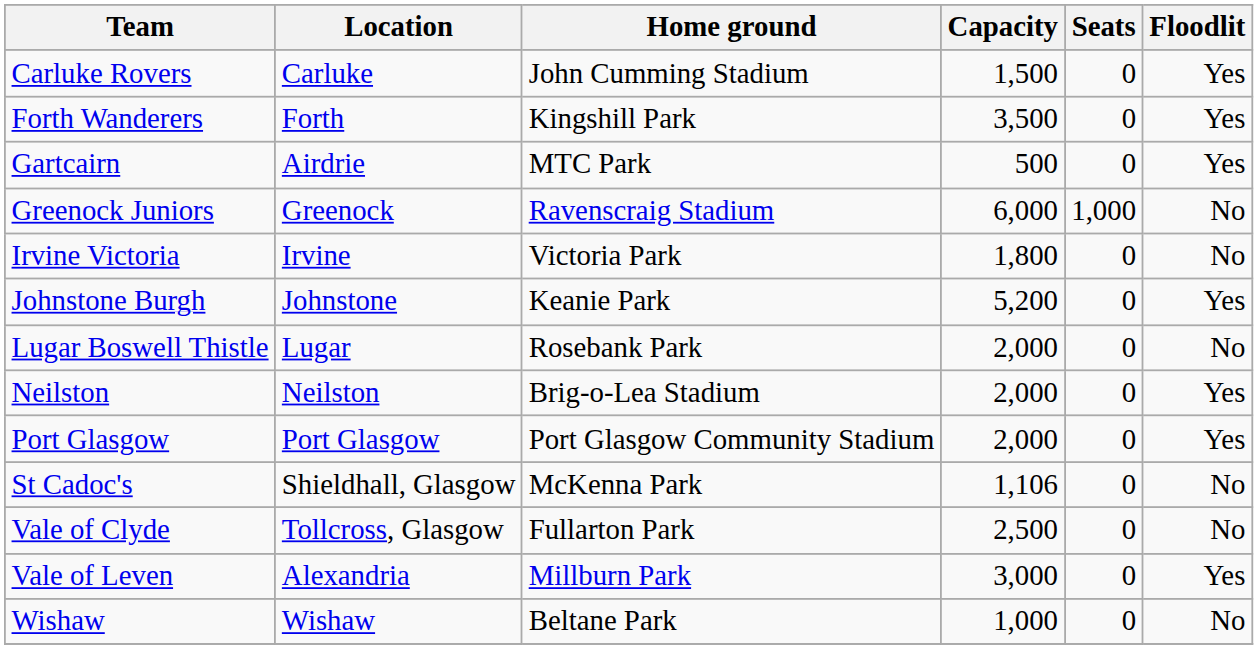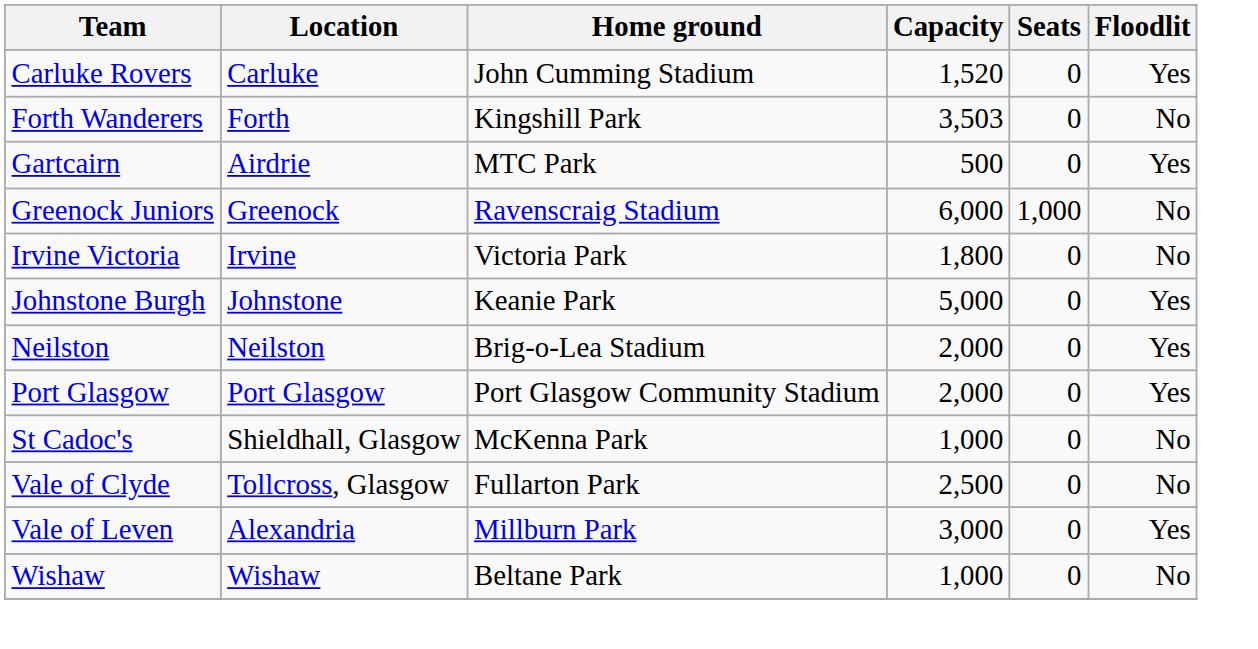(1026, 73) 1,500 -> (971, 73) 1,520
(1026, 118) 3,500 -> (971, 118) 3,503
(1224, 118) Yes -> (1173, 118) No
(1026, 301) 5,200 -> (971, 301) 5,000
- row: (140, 347)
(1026, 484) 1,106 -> (971, 438) 1,000
